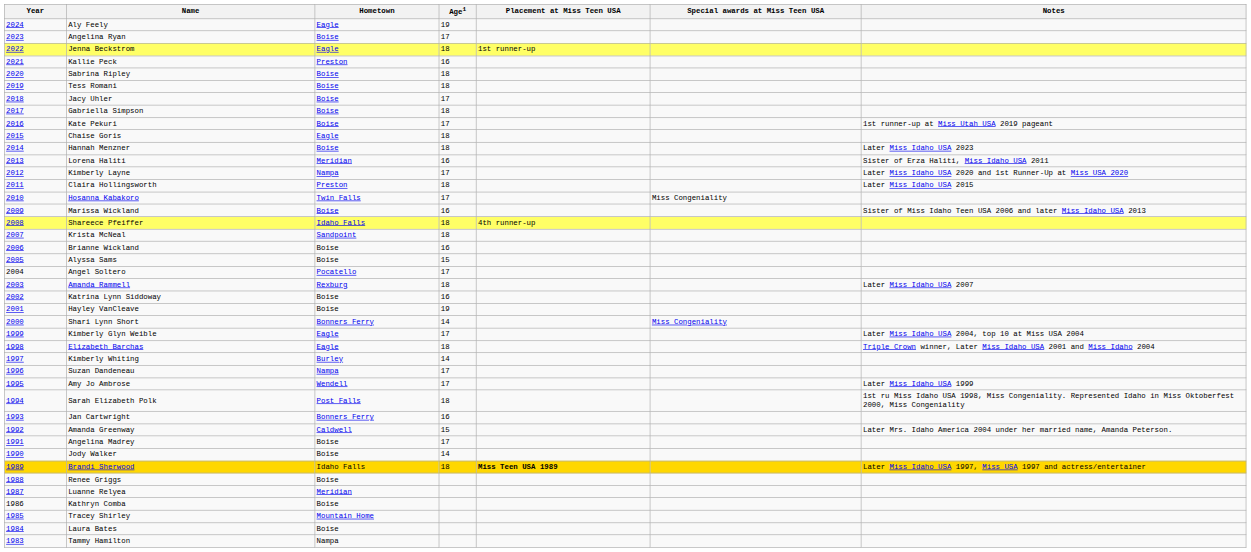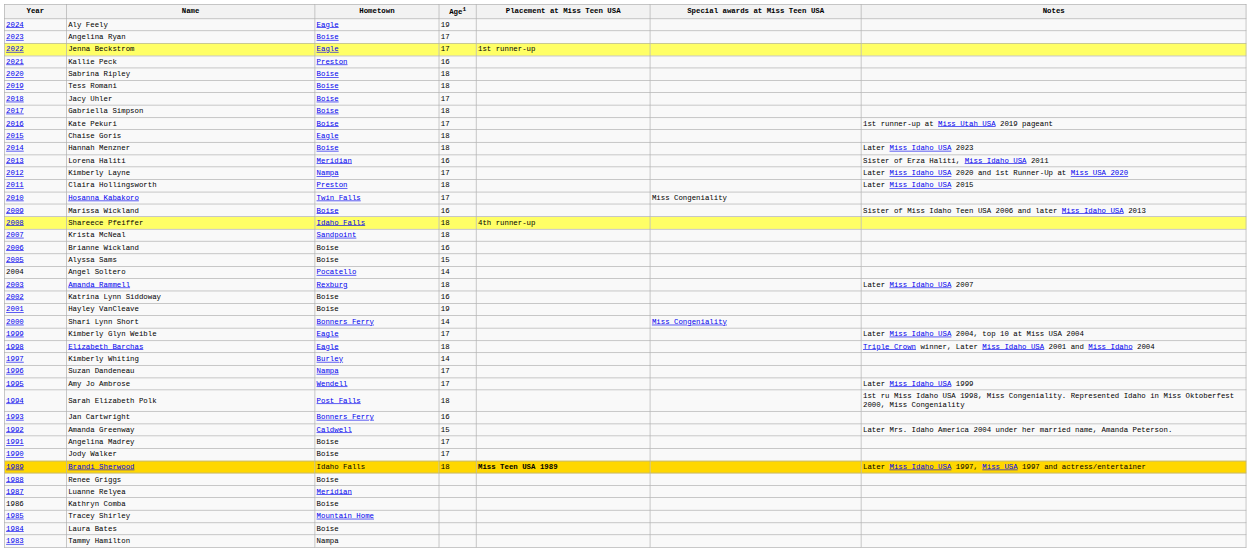(445, 49) 18 -> (445, 49) 17
(445, 272) 17 -> (445, 272) 14
(445, 454) 14 -> (445, 454) 17
